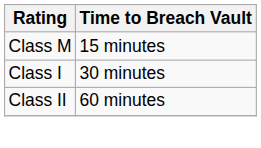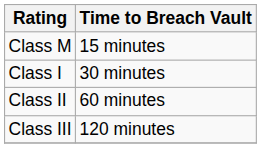+ row: (40, 128)
